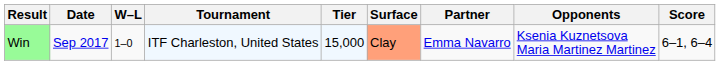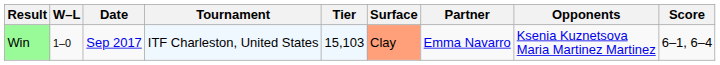columns swapped: (128, 14) <-> (81, 14)
(344, 42) 15,000 -> (344, 42) 15,103
